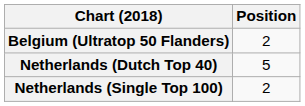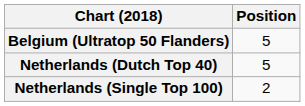(266, 40) 2 -> (266, 40) 5
